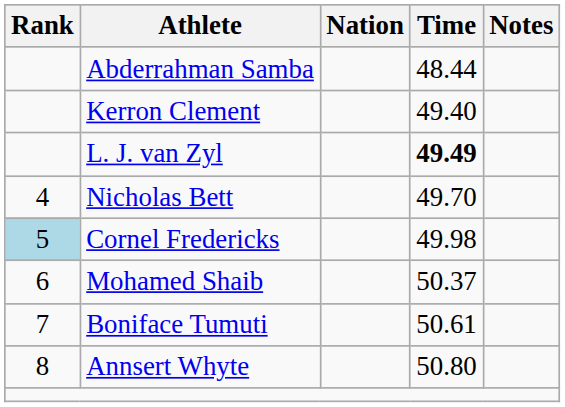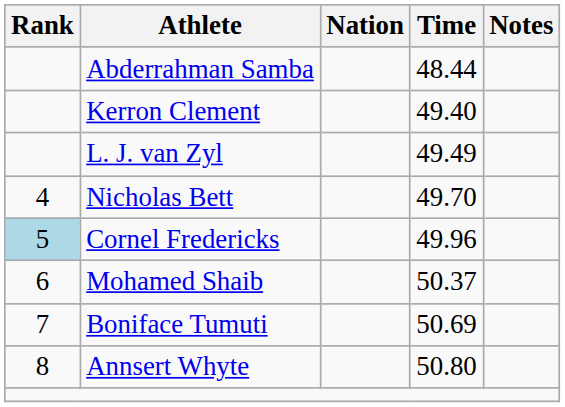(447, 153) bold -> (447, 153) normal
(447, 238) 49.98 -> (447, 238) 49.96
(447, 324) 50.61 -> (447, 324) 50.69
